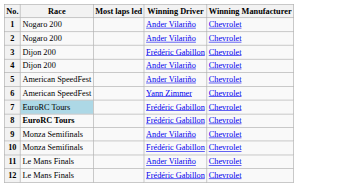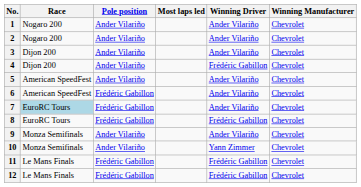+ column: (125, 10)
(175, 51) Frédéric Gabillon -> (234, 51) Ander Vilariño
(171, 65) Ander Vilariño -> (238, 65) Frédéric Gabillon
(169, 93) Yann Zimmer -> (234, 93) Ander Vilariño
(175, 106) Frédéric Gabillon -> (234, 106) Ander Vilariño
(48, 120) bold -> (46, 120) normal
(175, 147) Frédéric Gabillon -> (232, 147) Yann Zimmer
(171, 161) Ander Vilariño -> (238, 161) Frédéric Gabillon
